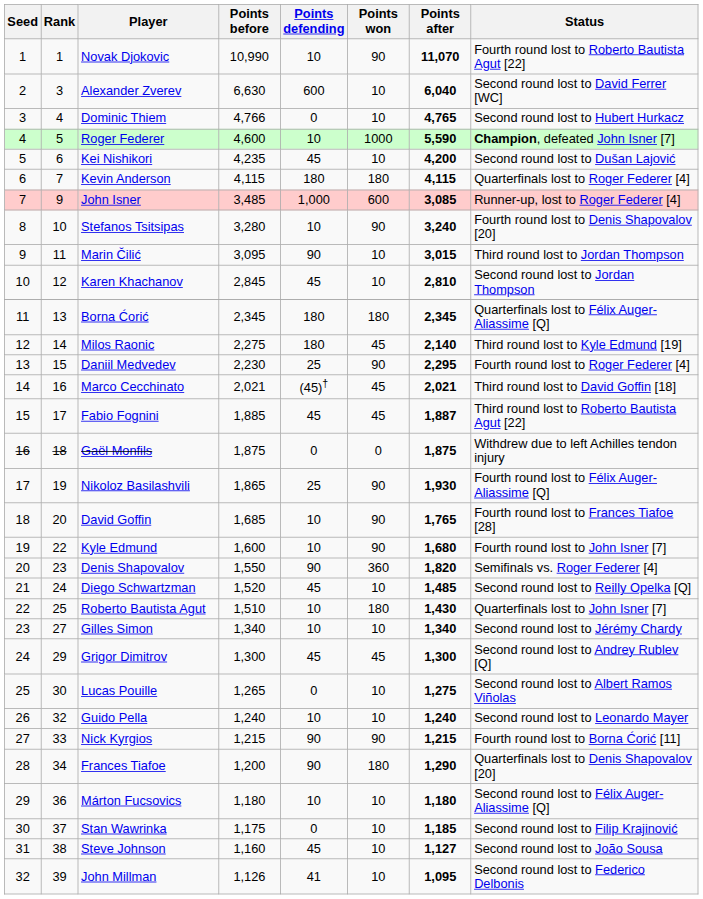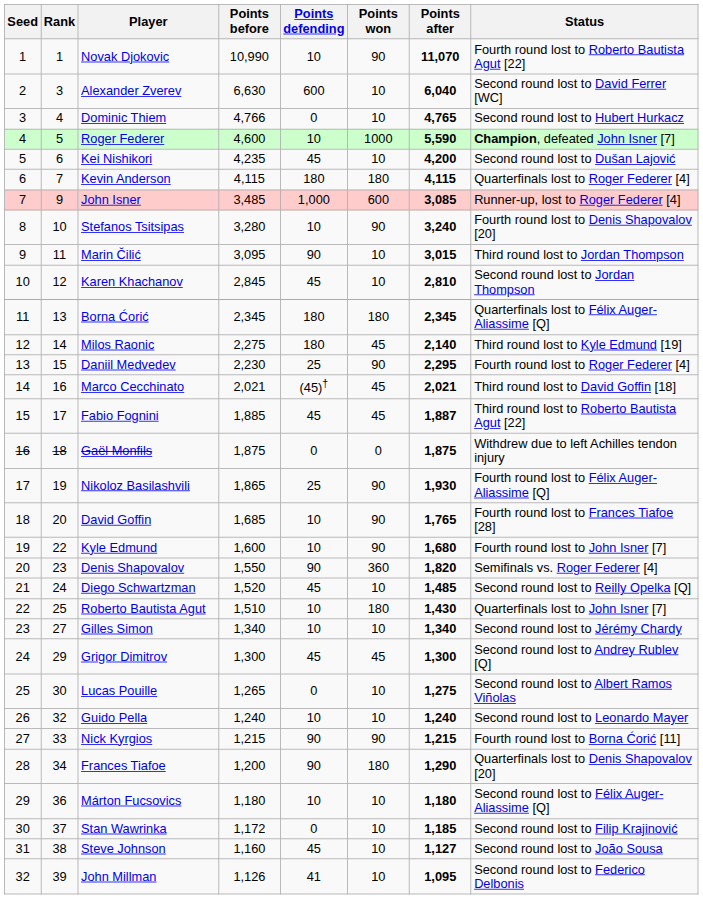(249, 828) 1,175 -> (249, 828) 1,172
